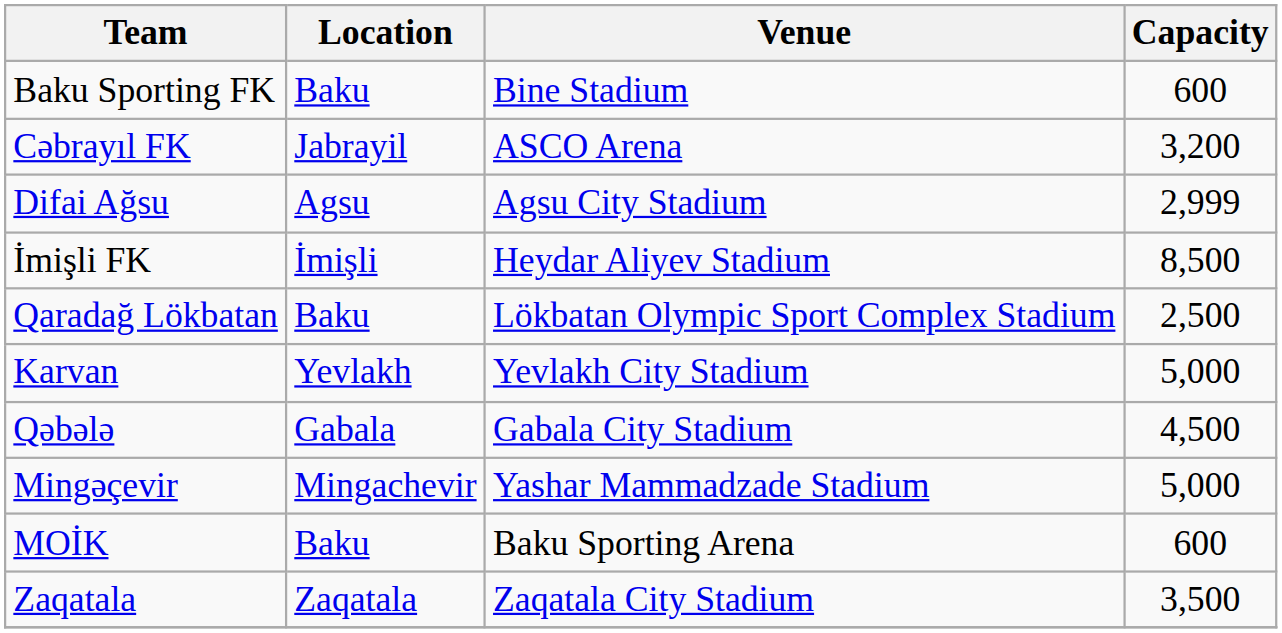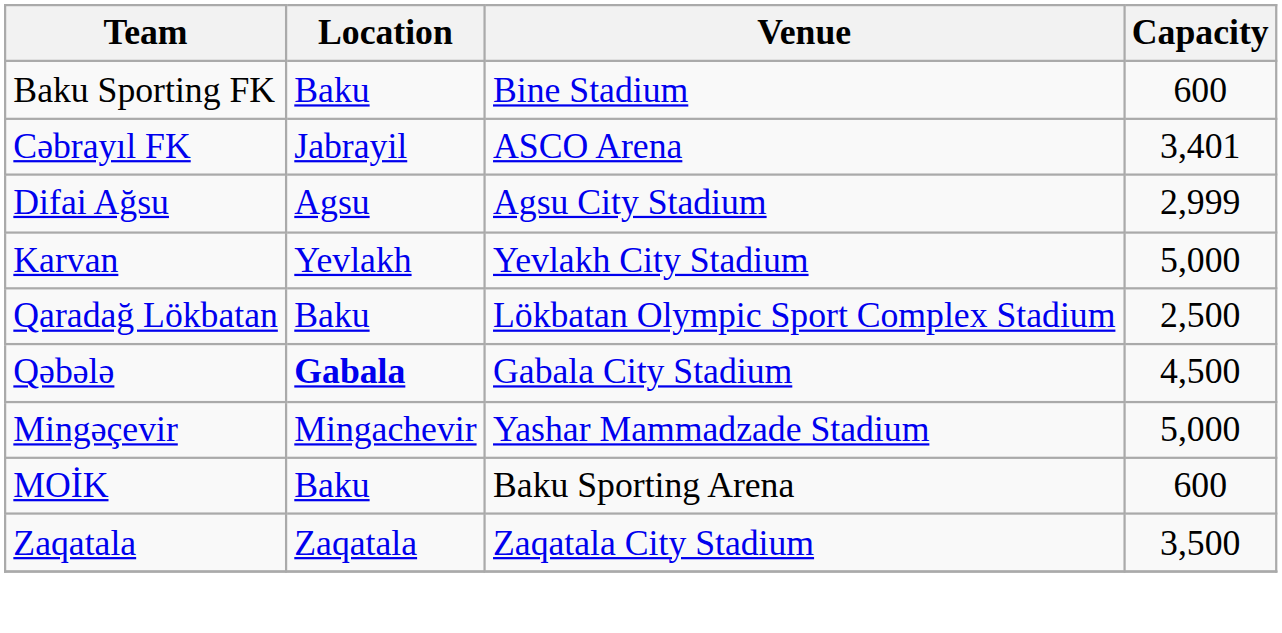(1200, 145) 3,200 -> (1200, 145) 3,401
- row: (82, 259)
rows swapped: (66, 372) <-> (146, 315)
(345, 428) normal -> (350, 372) bold
